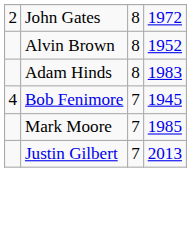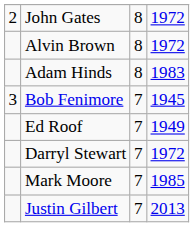(165, 45) 1952 -> (168, 45) 1972
(13, 99) 4 -> (13, 99) 3
+ row: (54, 126)
+ row: (76, 153)
